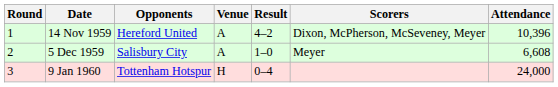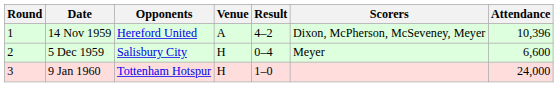(221, 52) A -> (221, 52) H
(263, 52) 1–0 -> (263, 52) 0–4
(537, 52) 6,608 -> (537, 52) 6,600
(263, 71) 0–4 -> (263, 71) 1–0
